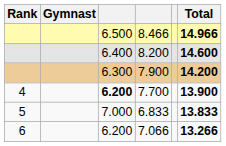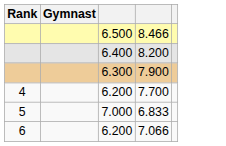- column: (199, 14)
(117, 92) bold -> (117, 92) normal
